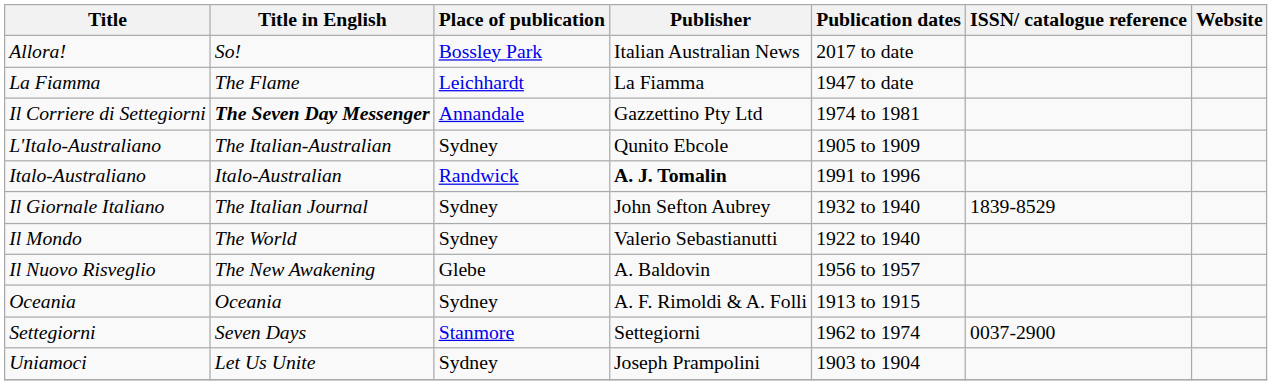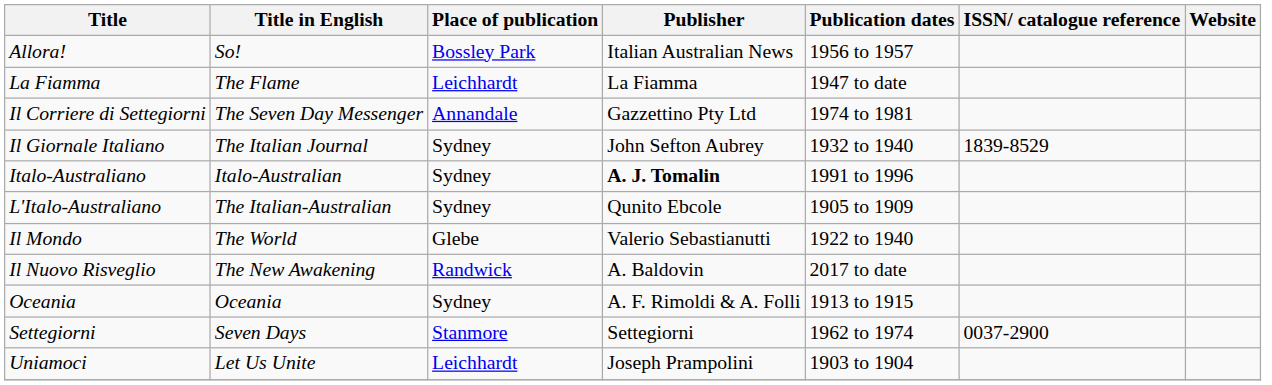(865, 51) 2017 to date -> (861, 51) 1956 to 1957
(322, 113) bold -> (319, 113) normal
rows swapped: (87, 207) <-> (85, 144)
(479, 176) Randwick -> (462, 176) Sydney
(468, 238) Sydney -> (456, 238) Glebe
(462, 269) Glebe -> (472, 269) Randwick
(868, 269) 1956 to 1957 -> (858, 269) 2017 to date
(468, 363) Sydney -> (475, 363) Leichhardt
